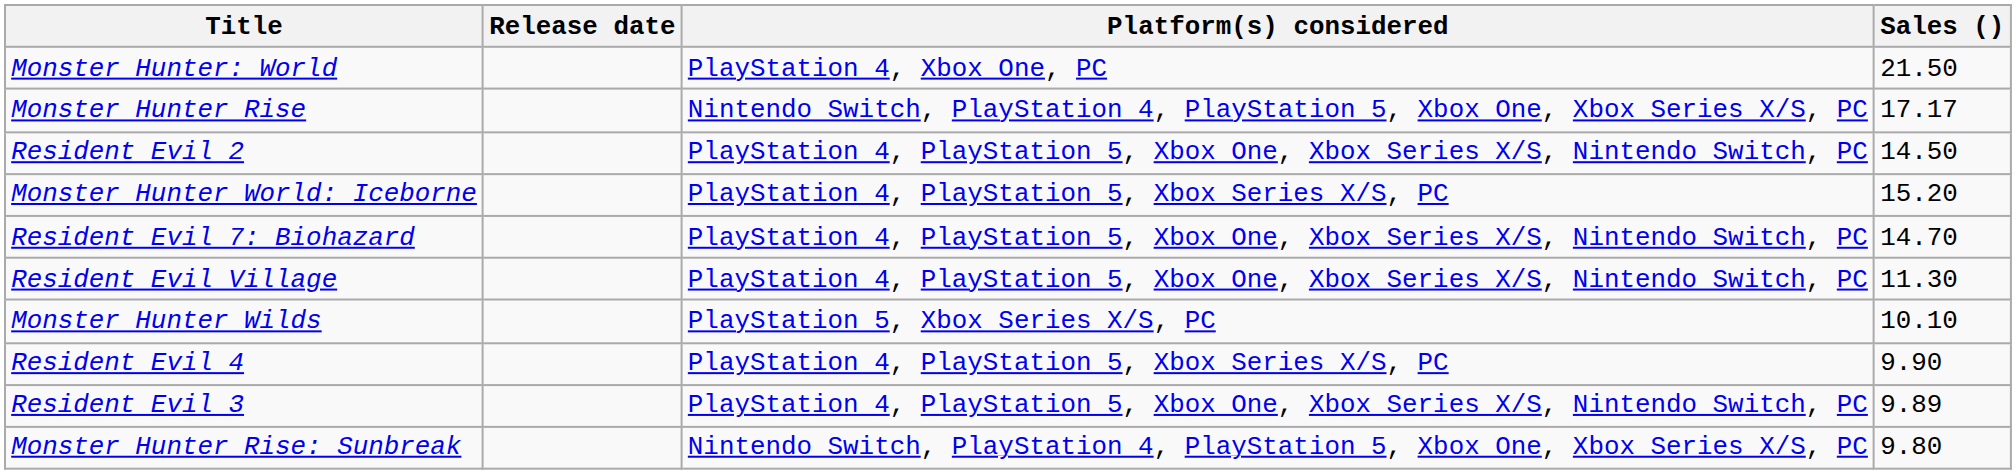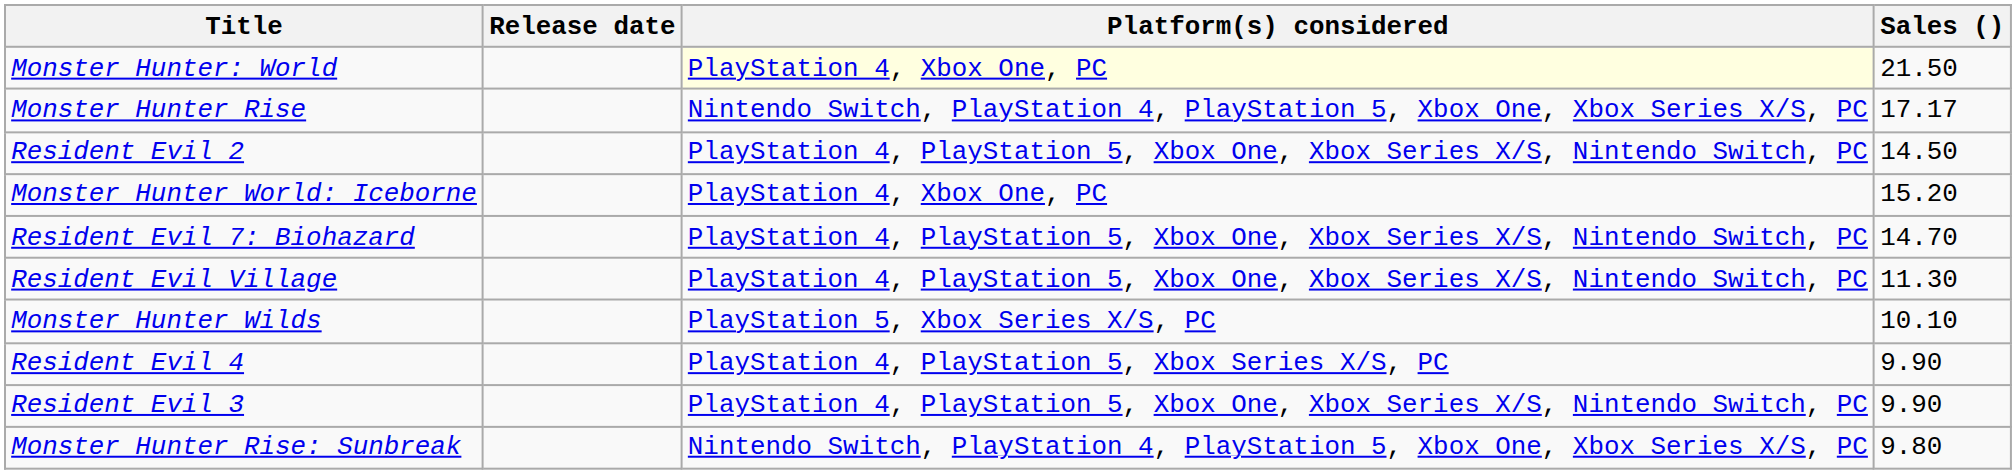(897, 68) no background -> (897, 68) lightyellow background
(1068, 195) PlayStation 4, PlayStation 5, Xbox Series X/S, PC -> (897, 195) PlayStation 4, Xbox One, PC
(1911, 406) 9.89 -> (1911, 406) 9.90
